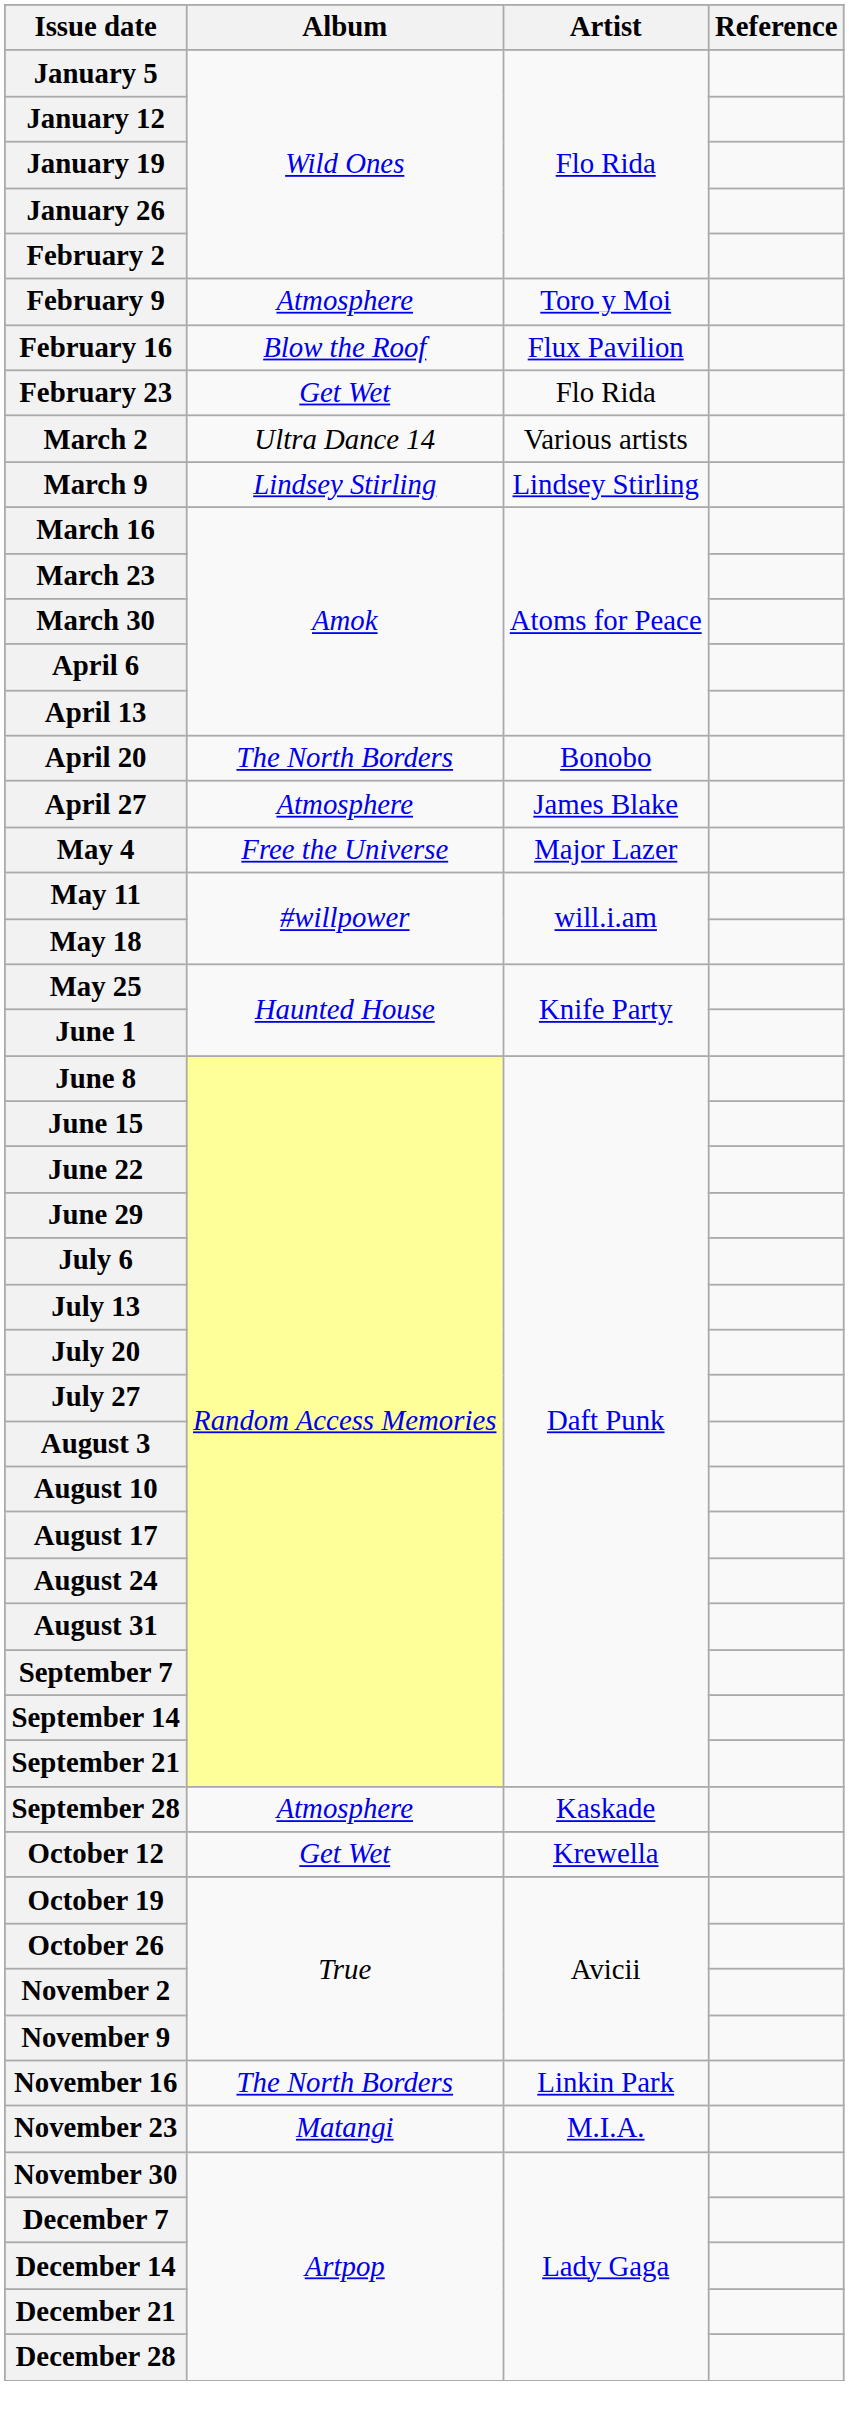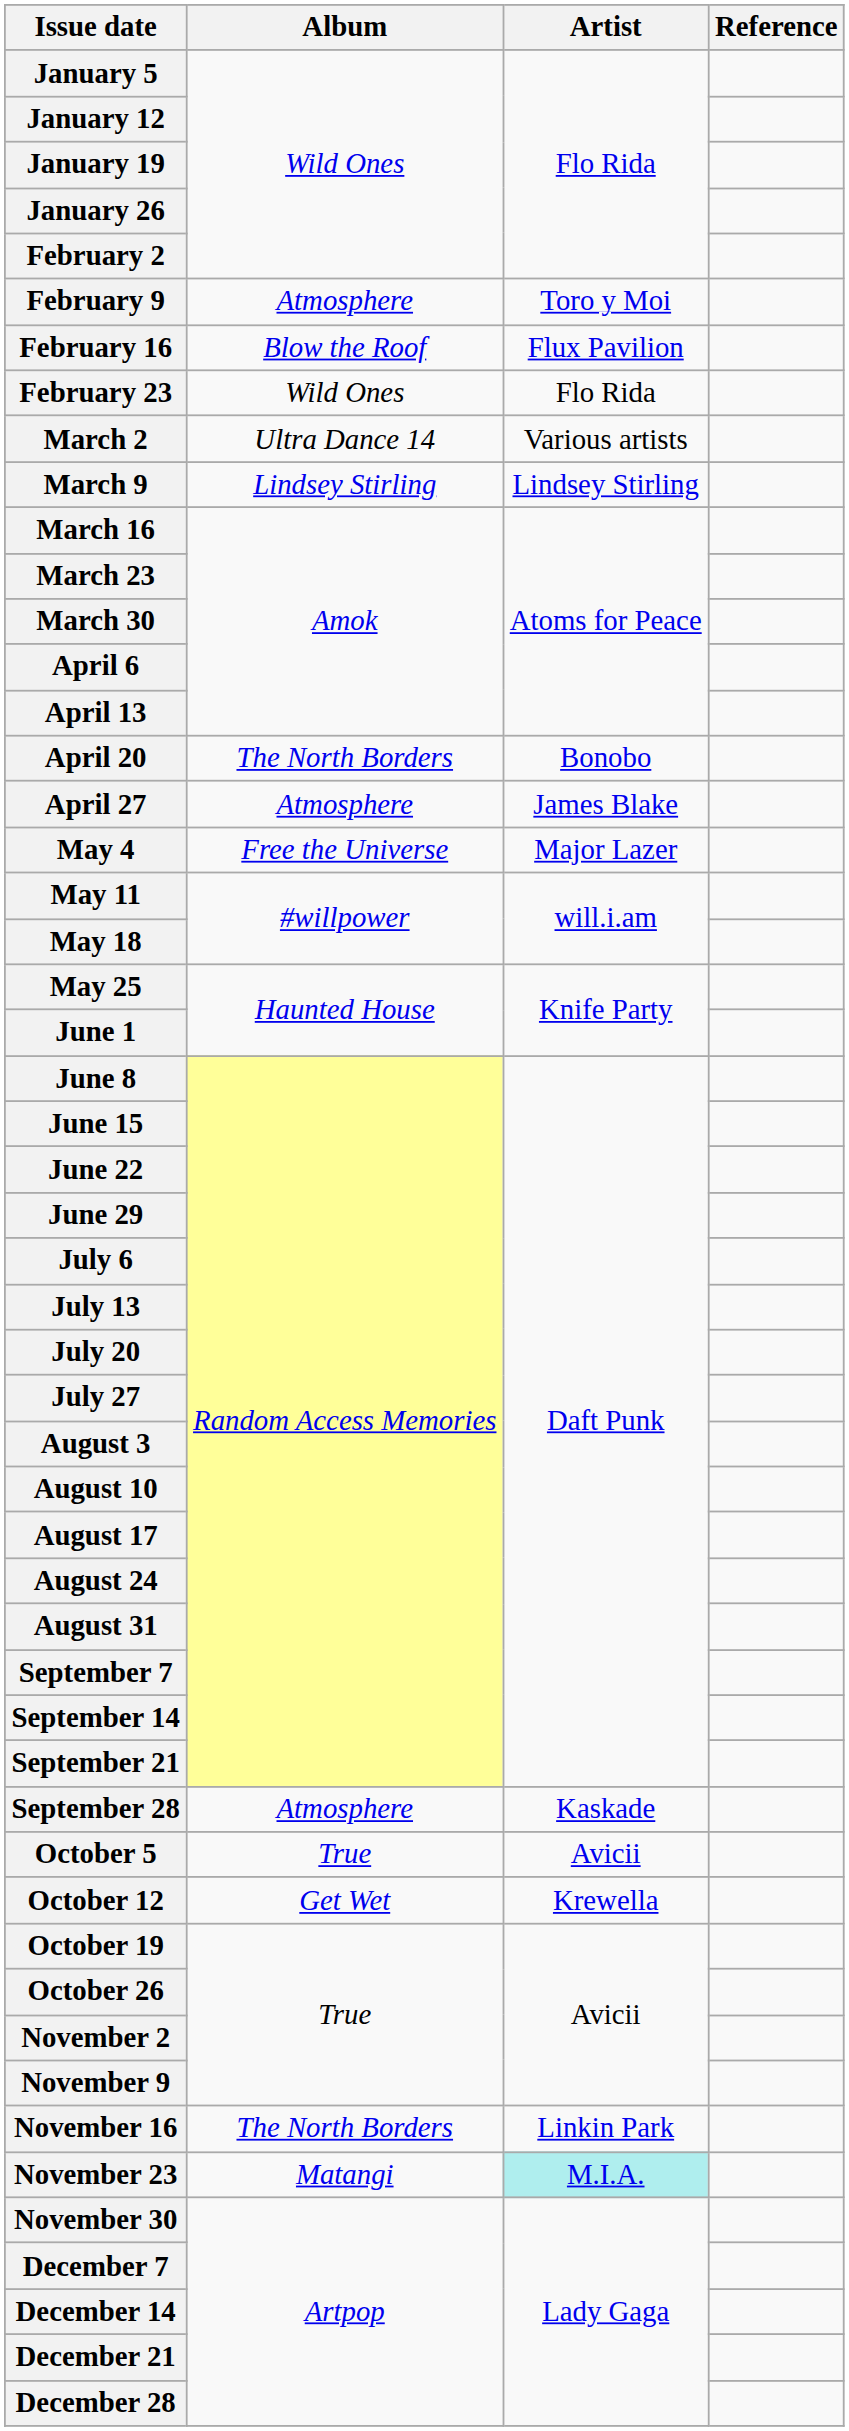(345, 392) Get Wet -> (345, 392) Wild Ones
+ row: (96, 1854)
(606, 2128) no background -> (606, 2174) paleturquoise background
